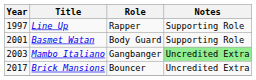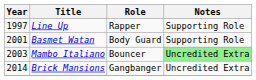(135, 54) Gangbanger -> (127, 54) Bouncer
(17, 68) 2017 -> (17, 68) 2014
(127, 68) Bouncer -> (135, 68) Gangbanger
